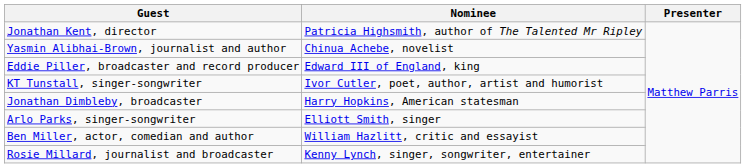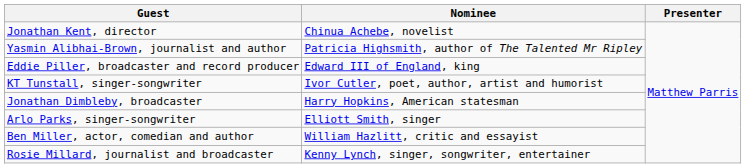(473, 31) Patricia Highsmith, author of The Talented Mr Ripley -> (379, 31) Chinua Achebe, novelist
(379, 48) Chinua Achebe, novelist -> (473, 48) Patricia Highsmith, author of The Talented Mr Ripley
